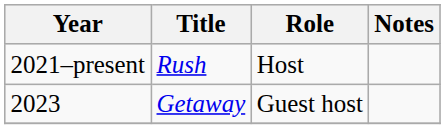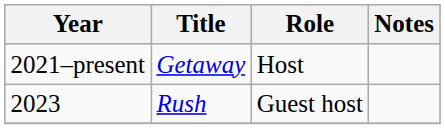(181, 63) Rush -> (201, 63) Getaway
(201, 103) Getaway -> (181, 103) Rush
